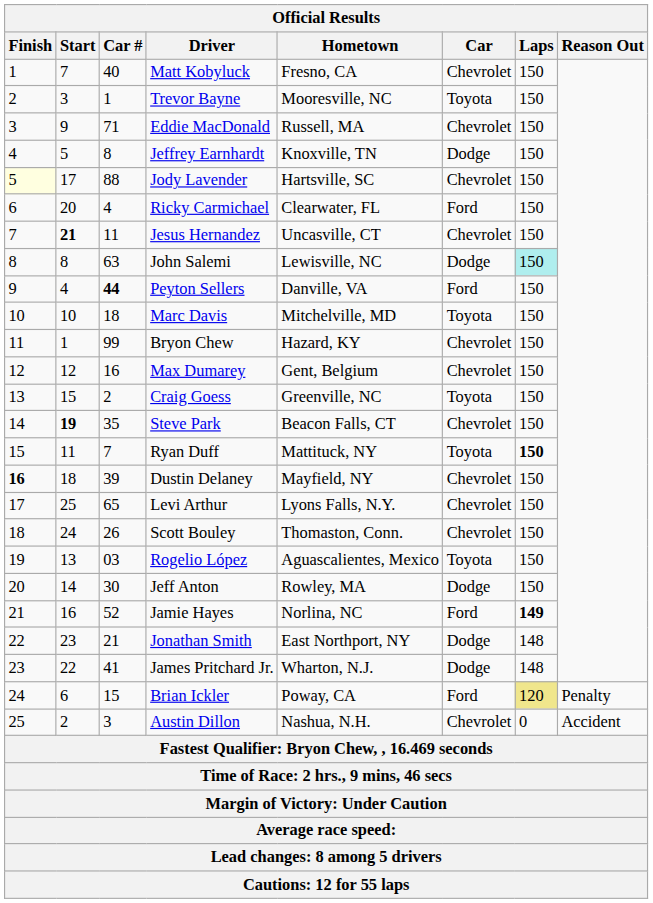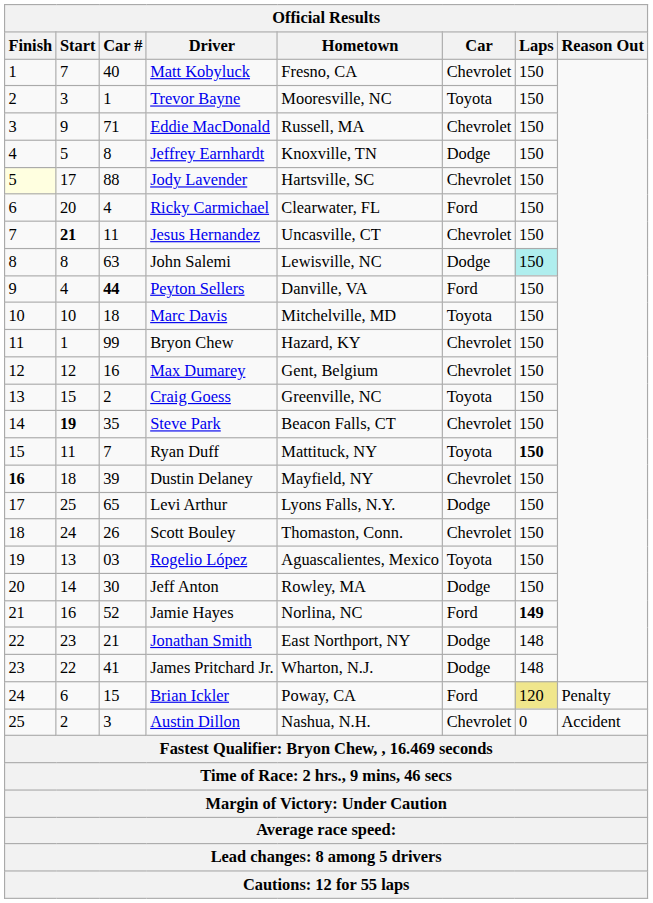(479, 505) Chevrolet -> (469, 505) Dodge
